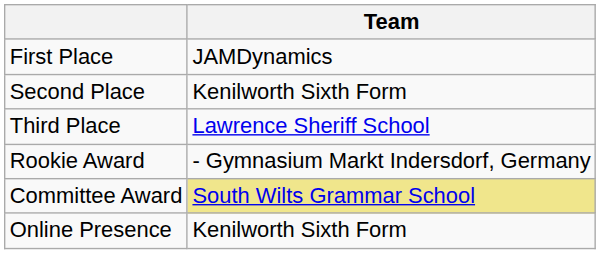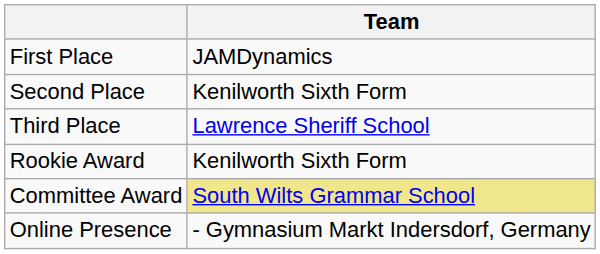(392, 160) - Gymnasium Markt Indersdorf, Germany -> (300, 160) Kenilworth Sixth Form
(300, 230) Kenilworth Sixth Form -> (392, 230) - Gymnasium Markt Indersdorf, Germany
